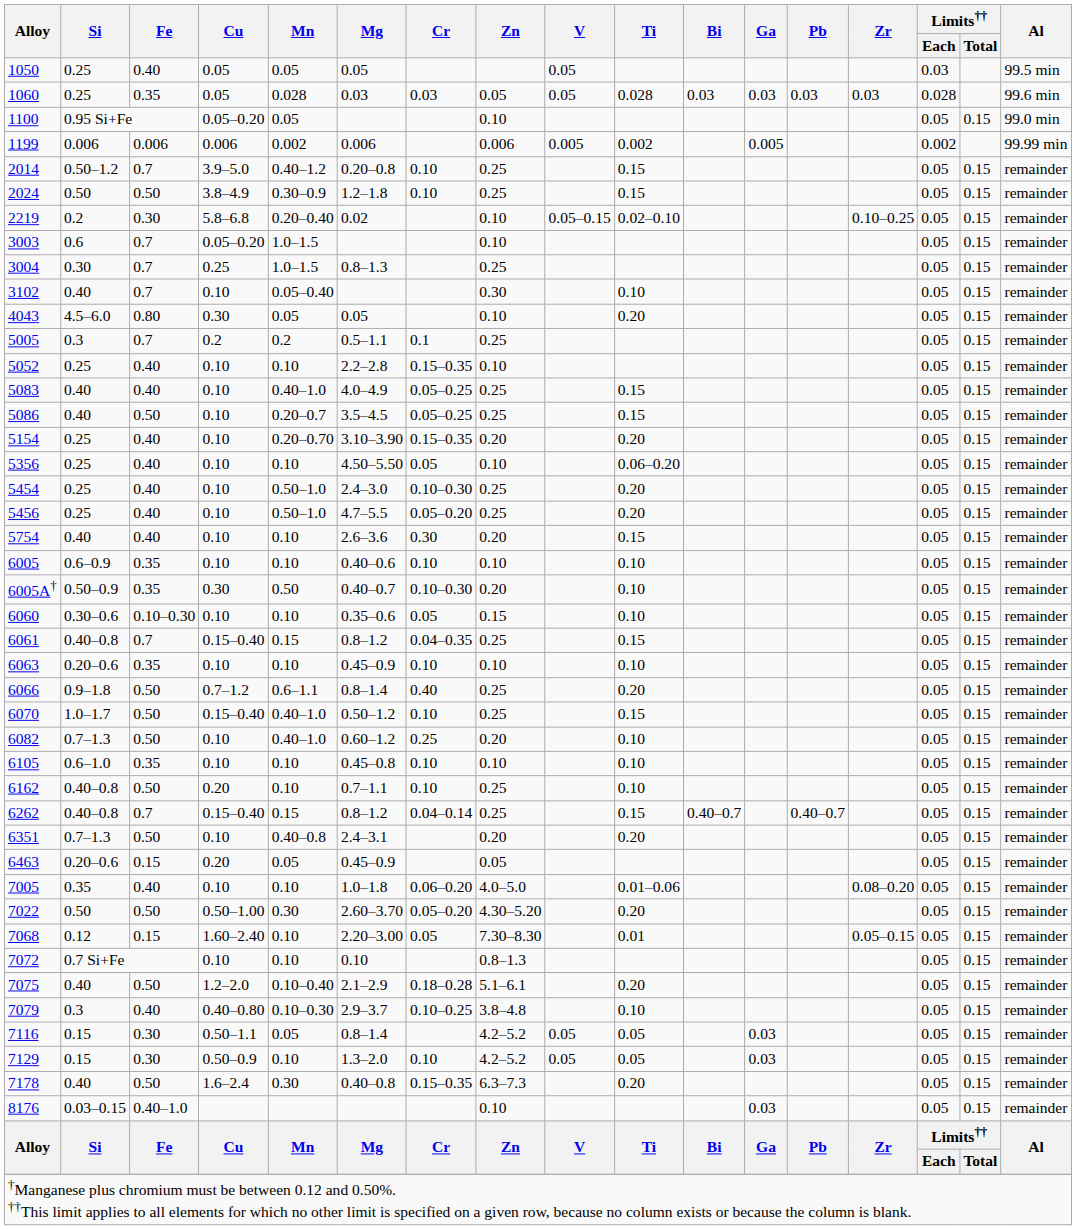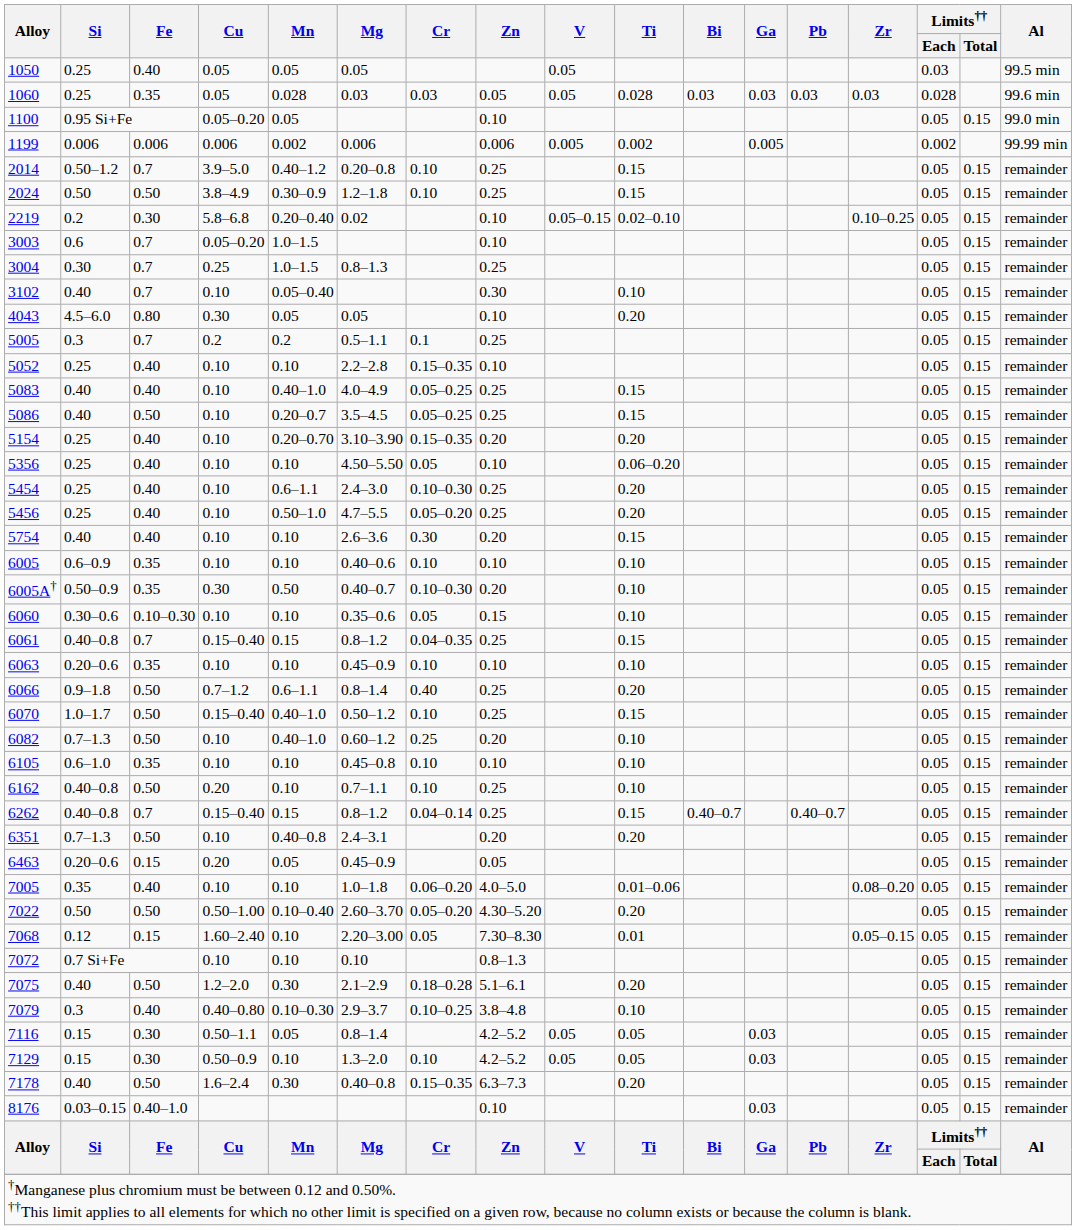(299, 488) 0.50–1.0 -> (295, 488) 0.6–1.1
(285, 911) 0.30 -> (303, 911) 0.10–0.40
(303, 985) 0.10–0.40 -> (285, 985) 0.30
